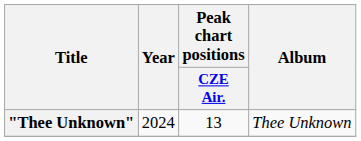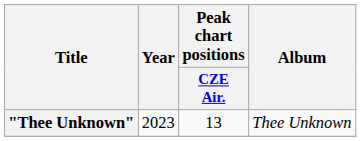(158, 122) 2024 -> (158, 122) 2023
